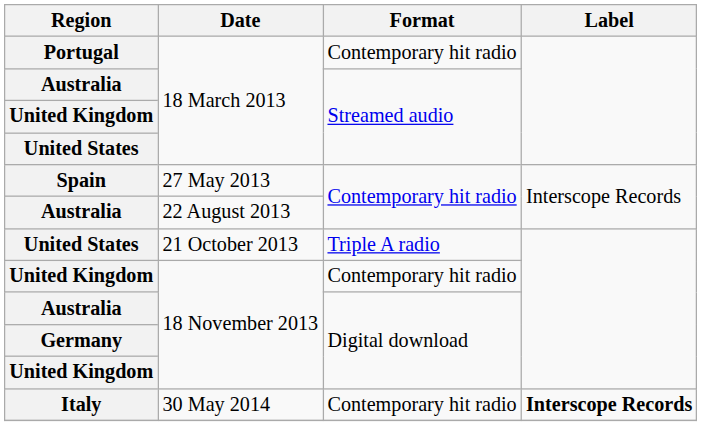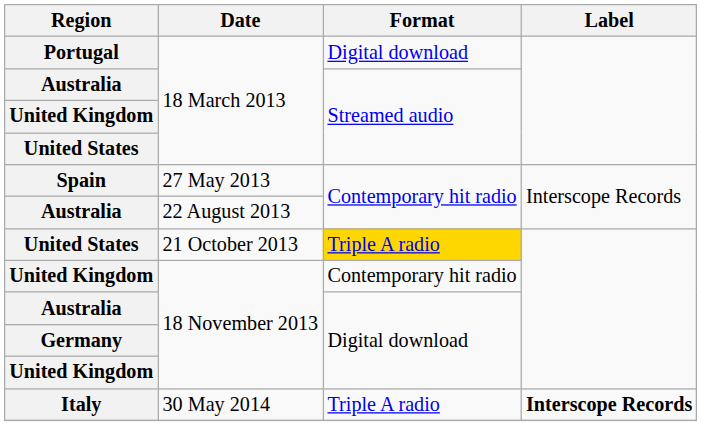(422, 52) Contemporary hit radio -> (398, 52) Digital download
(384, 244) no background -> (384, 244) gold background
(422, 404) Contemporary hit radio -> (384, 404) Triple A radio
